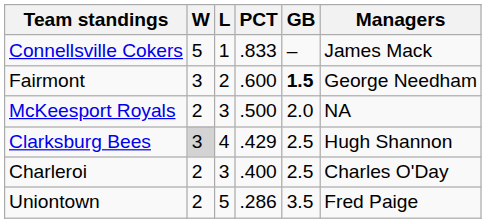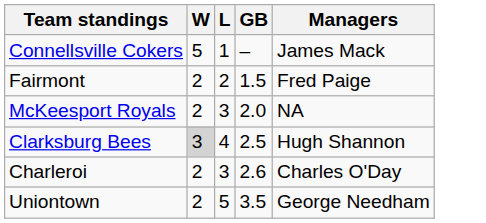- column: (259, 19)
(197, 80) 3 -> (197, 80) 2
(300, 80) bold -> (253, 80) normal
(401, 80) George Needham -> (324, 80) Fred Paige
(300, 171) 2.5 -> (253, 171) 2.6
(371, 202) Fred Paige -> (353, 202) George Needham
